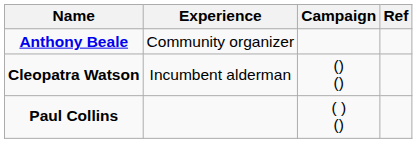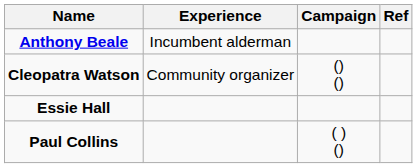(220, 41) Community organizer -> (220, 41) Incumbent alderman
(220, 74) Incumbent alderman -> (220, 74) Community organizer
+ row: (74, 108)
